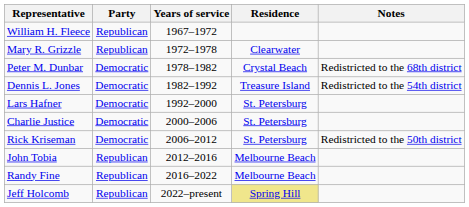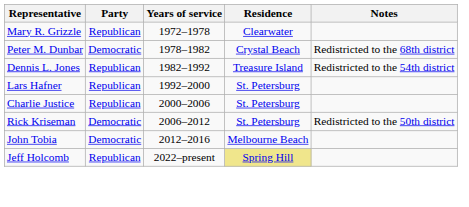- row: (49, 31)
(122, 85) Democratic -> (115, 67) Republican
(122, 103) Democratic -> (115, 85) Republican
(122, 121) Democratic -> (115, 103) Republican
(122, 157) Republican -> (115, 139) Democratic
- row: (33, 175)
